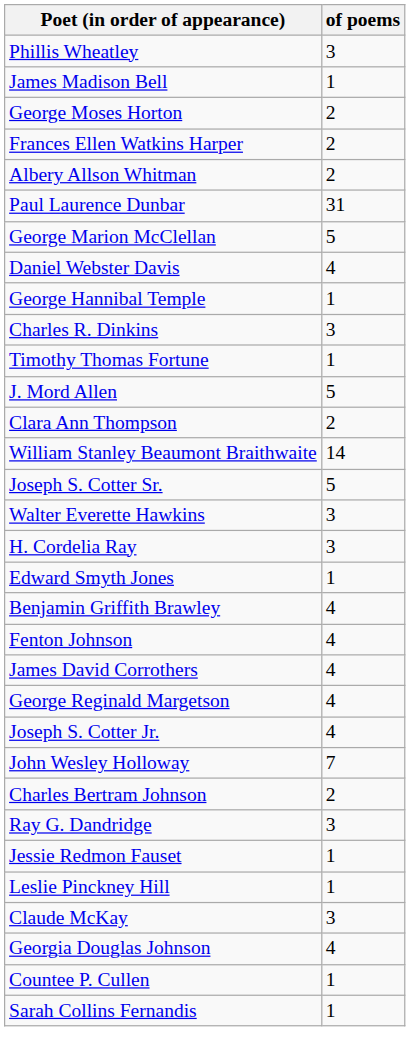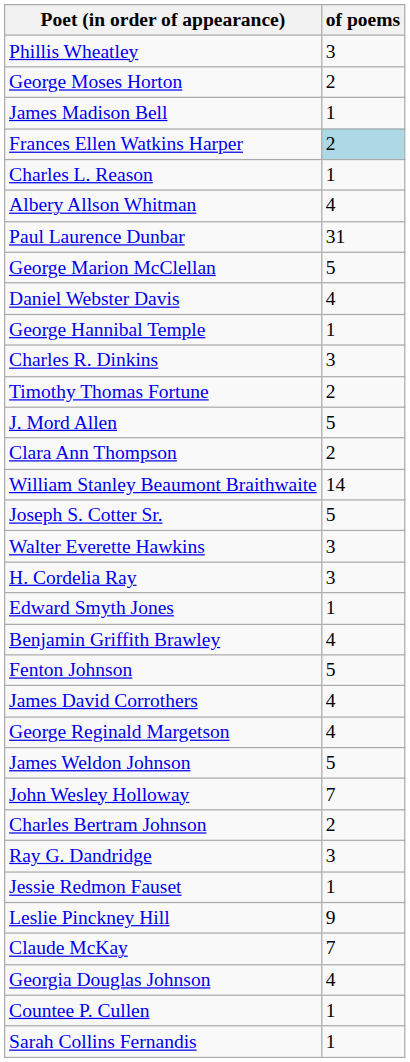rows swapped: (96, 112) <-> (88, 81)
(331, 143) no background -> (331, 143) lightblue background
+ row: (81, 174)
(331, 174) 2 -> (331, 205) 4
(331, 360) 1 -> (331, 391) 2
(331, 639) 4 -> (331, 670) 5
+ row: (100, 762)
- row: (84, 732)
(331, 886) 1 -> (331, 917) 9
(331, 917) 3 -> (331, 948) 7
